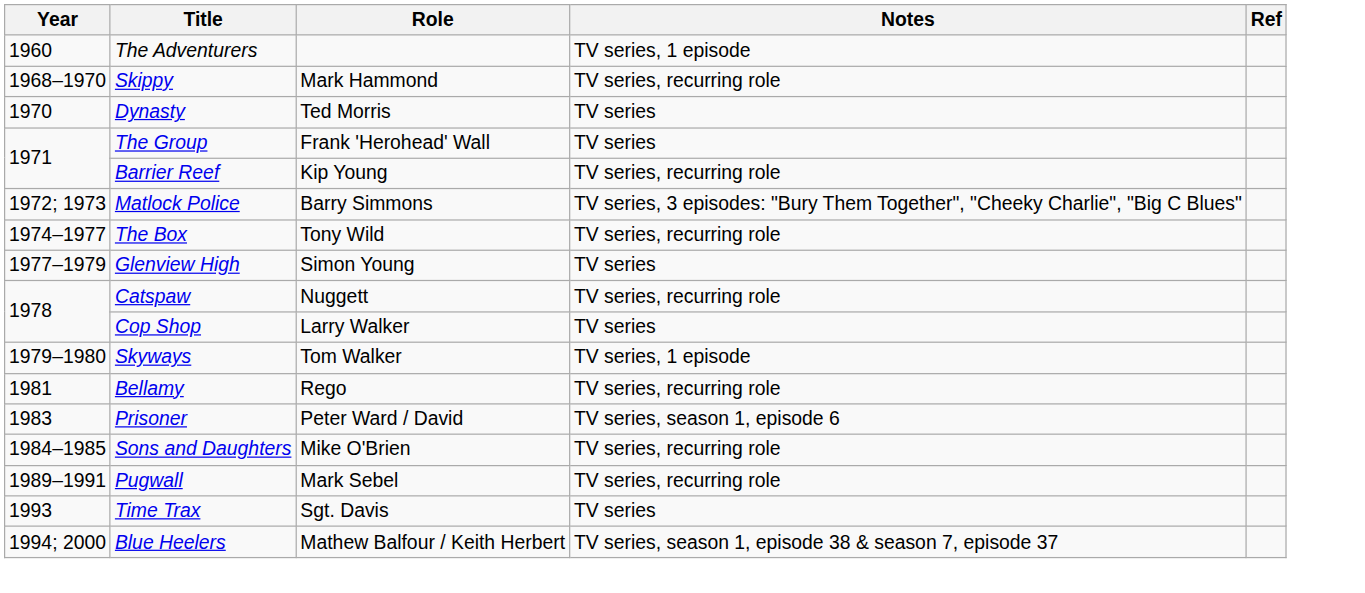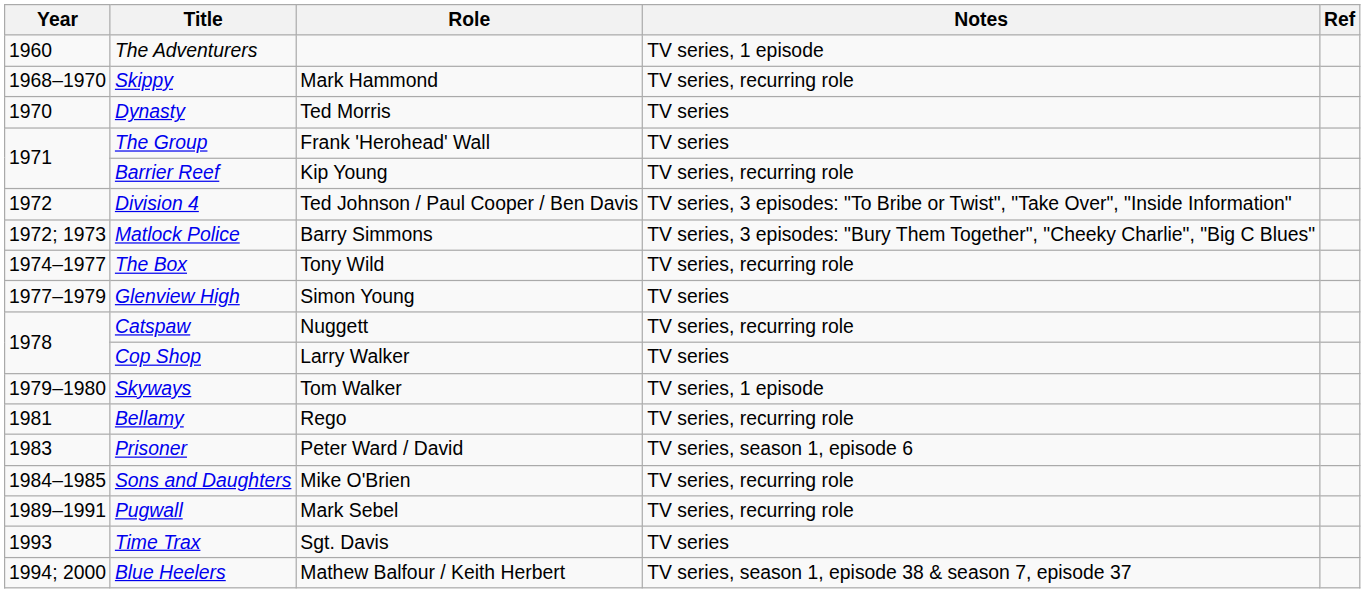+ row: (157, 204)
